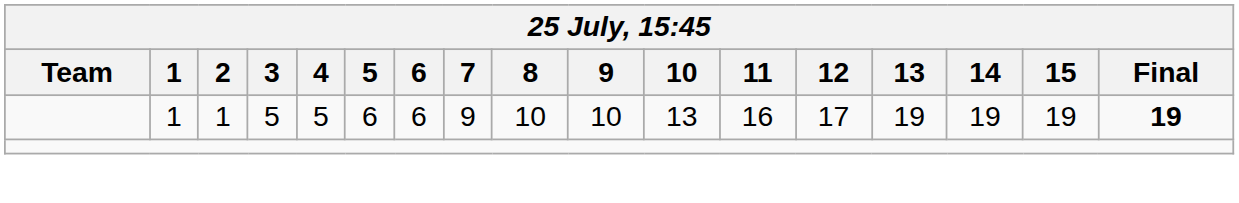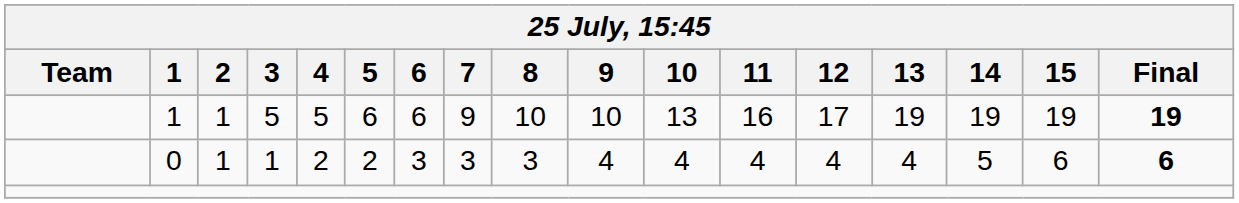+ row: (174, 161)
